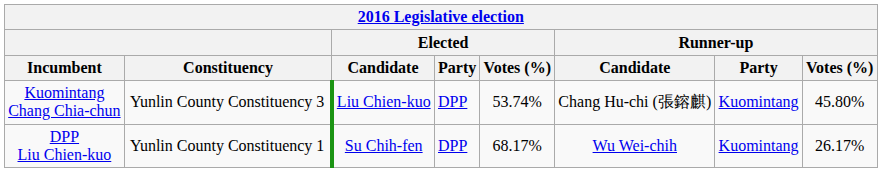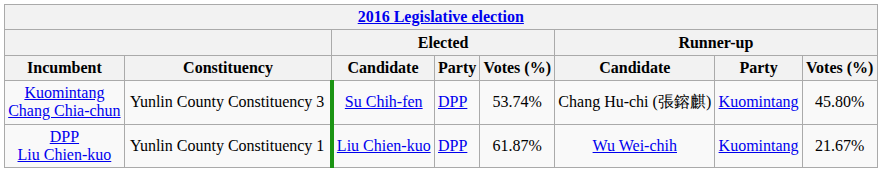(384, 102) Liu Chien-kuo -> (384, 102) Su Chih-fen
(384, 145) Su Chih-fen -> (384, 145) Liu Chien-kuo
(517, 145) 68.17% -> (517, 145) 61.87%
(840, 145) 26.17% -> (840, 145) 21.67%
